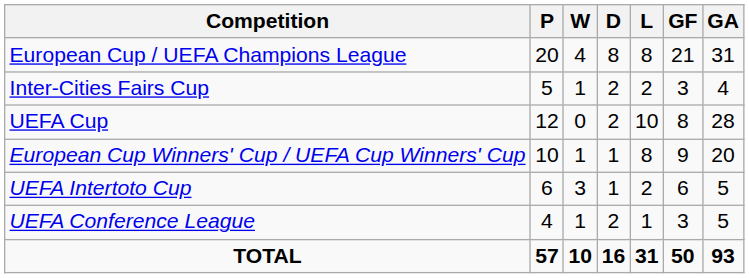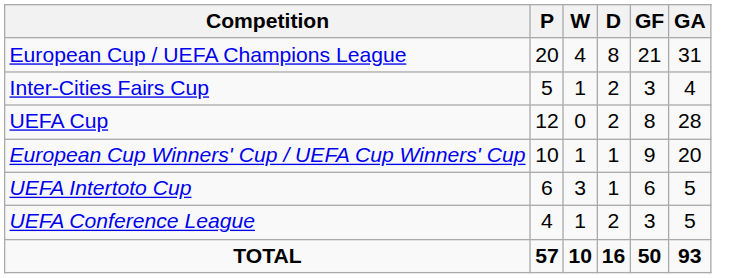- column: (647, 21)
